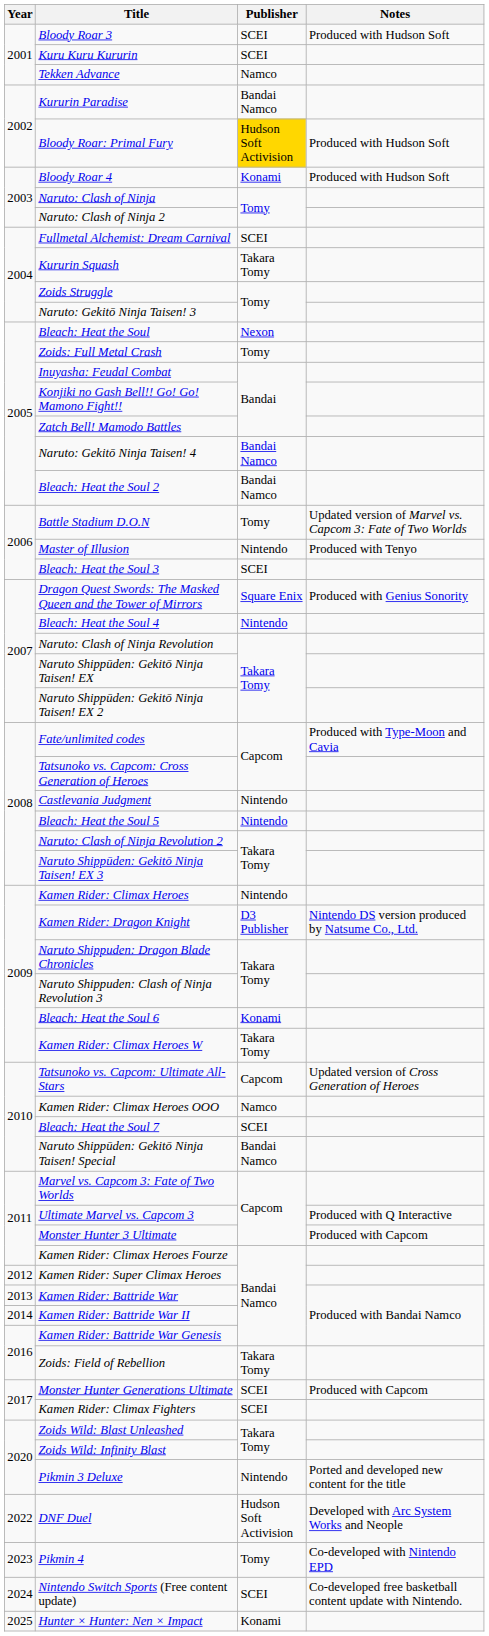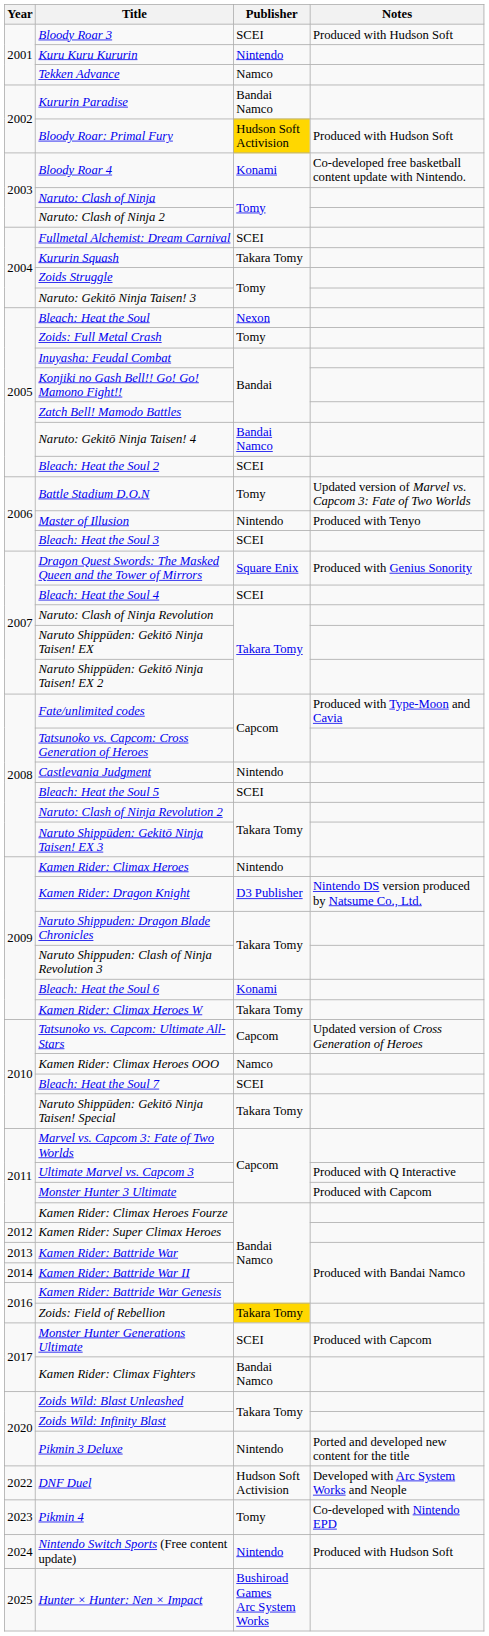(254, 54) SCEI -> (260, 54) Nintendo
(379, 177) Produced with Hudson Soft -> (389, 170) Co-developed free basketball content update with Nintendo.
(259, 487) Bandai Namco -> (250, 466) SCEI
(264, 623) Nintendo -> (250, 595) SCEI
(264, 820) Nintendo -> (250, 792) SCEI
(259, 1153) Bandai Namco -> (269, 1111) Takara Tomy
(258, 1362) no background -> (269, 1312) gold background
(254, 1409) SCEI -> (255, 1374) Bandai Namco
(254, 1594) SCEI -> (260, 1551) Nintendo
(386, 1594) Co-developed free basketball content update with Nintendo. -> (383, 1551) Produced with Hudson Soft
(261, 1621) Konami -> (266, 1599) Bushiroad Games Arc System Works
